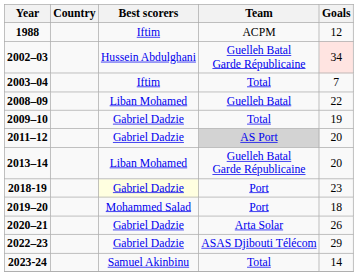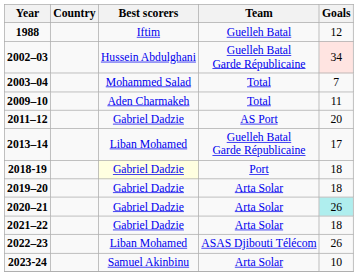(259, 32) ACPM -> (259, 32) Guelleh Batal
(148, 82) Iftim -> (148, 82) Mohammed Salad
- row: (27, 100)
(148, 119) Gabriel Dadzie -> (148, 100) Aden Charmakeh
(336, 119) 19 -> (336, 100) 11
(259, 138) lightgrey background -> (259, 119) no background
(336, 163) 20 -> (336, 144) 17
(336, 188) 23 -> (336, 169) 18
(148, 206) Mohammed Salad -> (148, 188) Gabriel Dadzie
(259, 206) Port -> (259, 188) Arta Solar
(336, 225) no background -> (336, 206) paleturquoise background
+ row: (27, 225)
(148, 243) Gabriel Dadzie -> (148, 243) Liban Mohamed
(336, 243) 29 -> (336, 243) 26
(259, 262) Total -> (259, 262) Arta Solar
(336, 262) 14 -> (336, 262) 10
